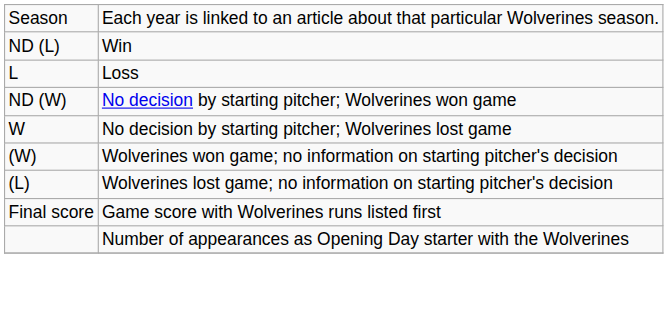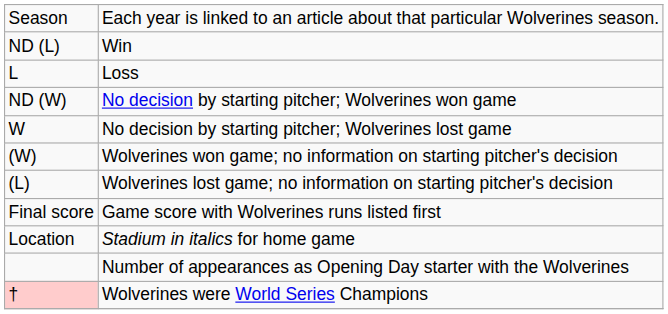+ row: (228, 239)
+ row: (265, 294)
